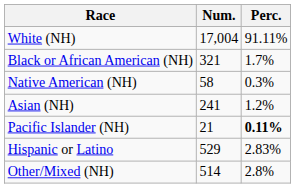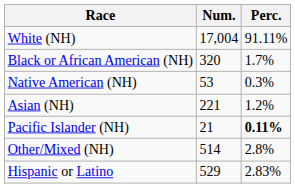(210, 60) 321 -> (210, 60) 320
(207, 82) 58 -> (207, 82) 53
(210, 104) 241 -> (210, 104) 221
rows swapped: (61, 171) <-> (60, 149)
